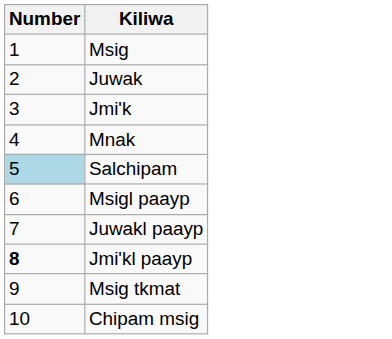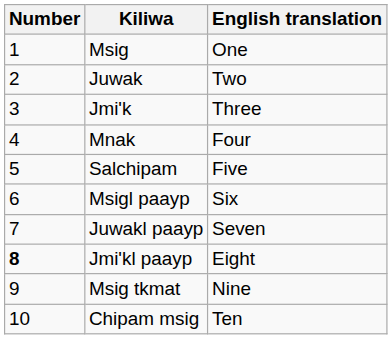+ column: (297, 19)
(14, 169) lightblue background -> (14, 169) no background
